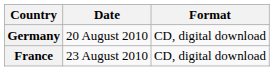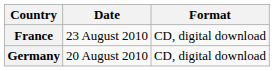rows swapped: (34, 35) <-> (34, 55)
